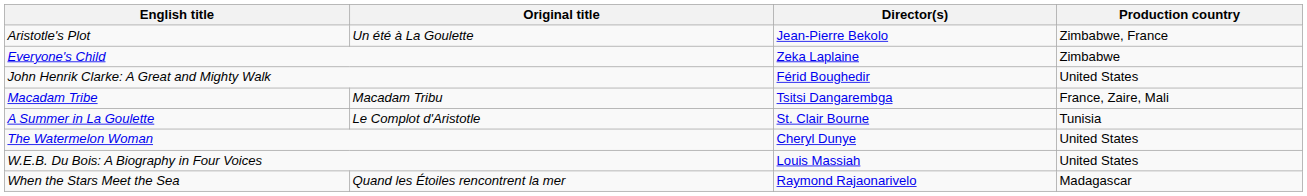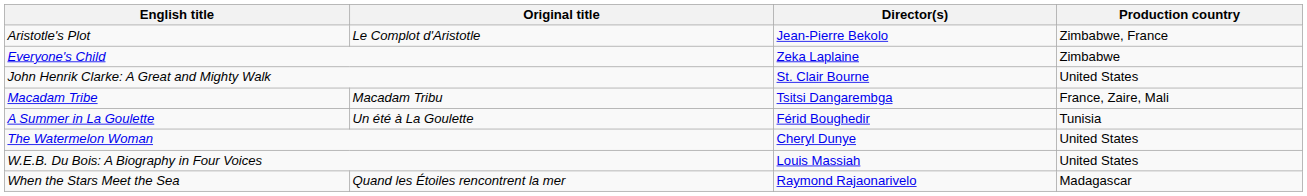(413, 35) Un été à La Goulette -> (416, 35) Le Complot d'Aristotle
(823, 77) Férid Boughedir -> (823, 77) St. Clair Bourne
(416, 118) Le Complot d'Aristotle -> (413, 118) Un été à La Goulette
(823, 118) St. Clair Bourne -> (823, 118) Férid Boughedir
